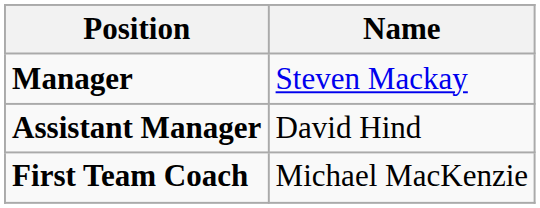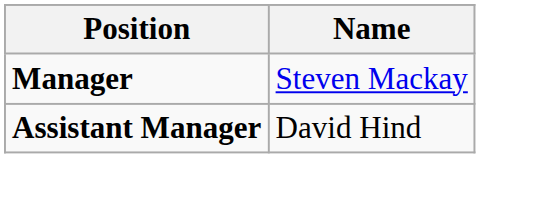- row: (130, 176)
